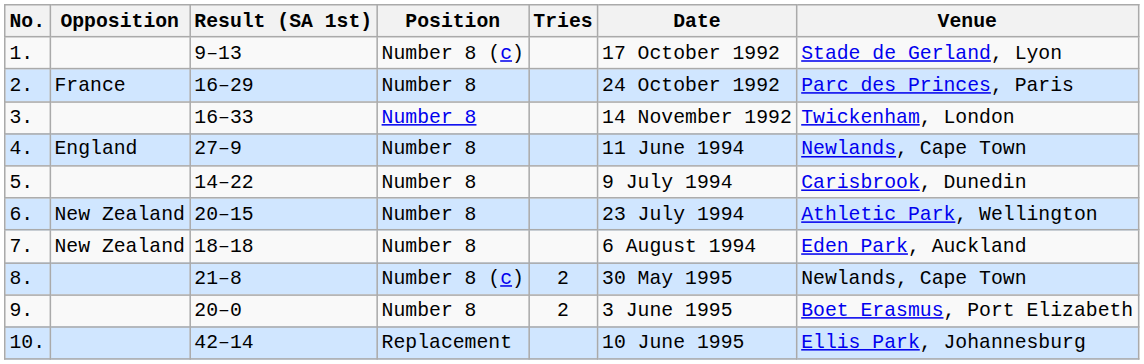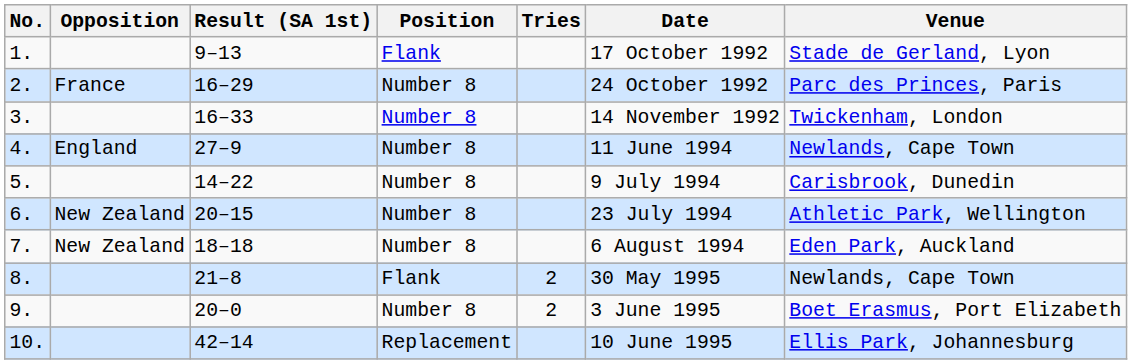(453, 53) Number 8 (c) -> (411, 53) Flank
(453, 279) Number 8 (c) -> (411, 279) Flank
